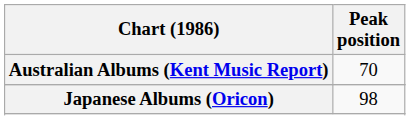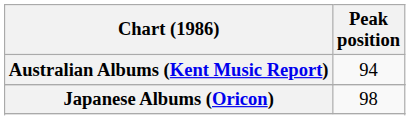(369, 69) 70 -> (369, 69) 94
